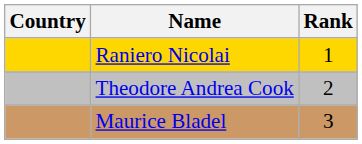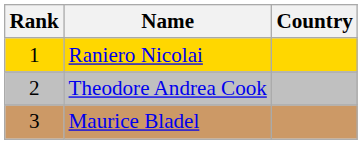columns swapped: (328, 21) <-> (48, 21)
